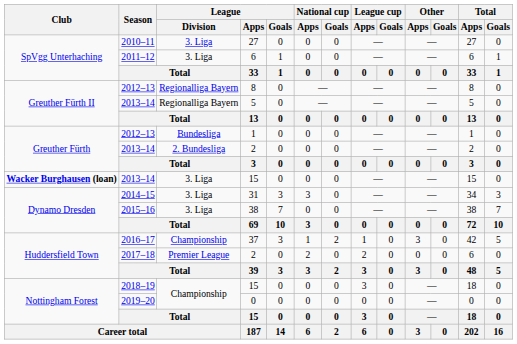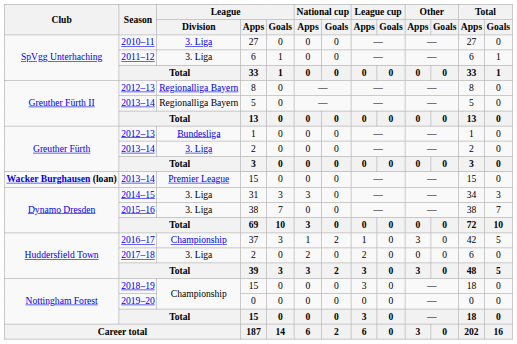(199, 149) 2. Bundesliga -> (199, 149) 3. Liga
(199, 179) 3. Liga -> (199, 179) Premier League
(199, 255) Premier League -> (199, 255) 3. Liga
